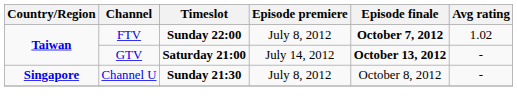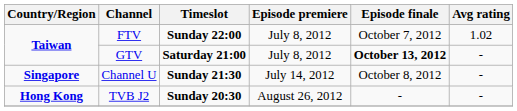(400, 34) bold -> (400, 34) normal
(300, 55) July 14, 2012 -> (300, 55) July 8, 2012
(300, 75) July 8, 2012 -> (300, 75) July 14, 2012
+ row: (129, 95)
